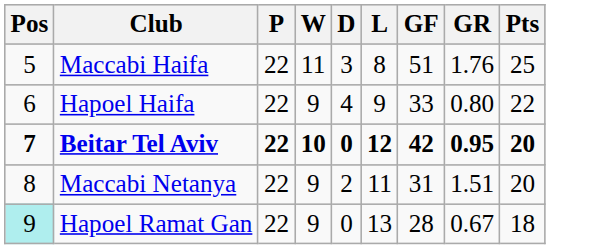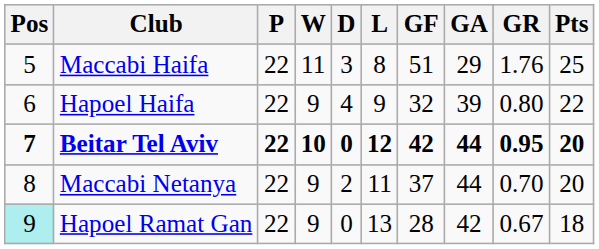+ column: (469, 24)
(421, 104) 33 -> (421, 104) 32
(421, 183) 31 -> (421, 183) 37
(472, 183) 1.51 -> (521, 183) 0.70
